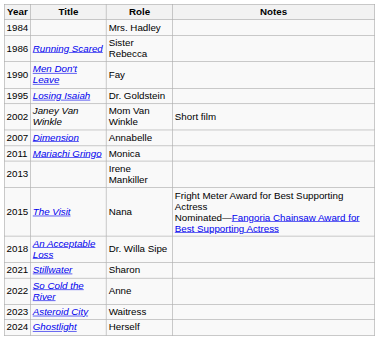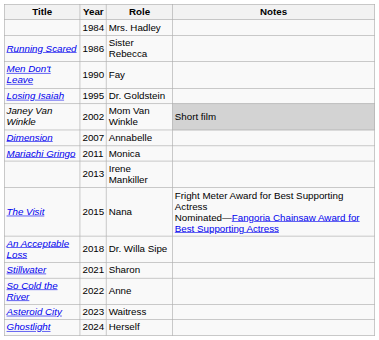columns swapped: (17, 12) <-> (68, 12)
(195, 117) no background -> (195, 117) lightgrey background
